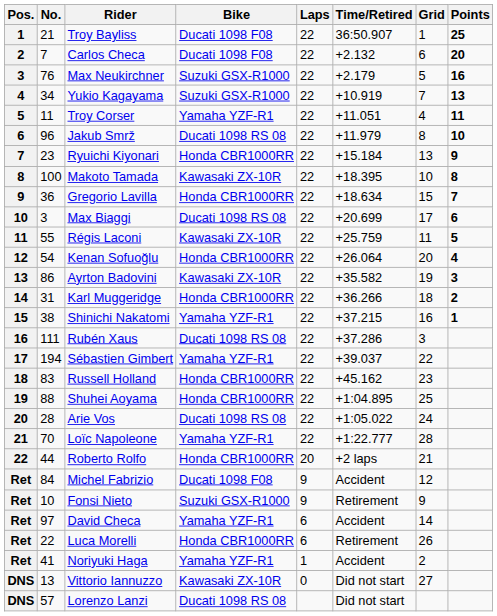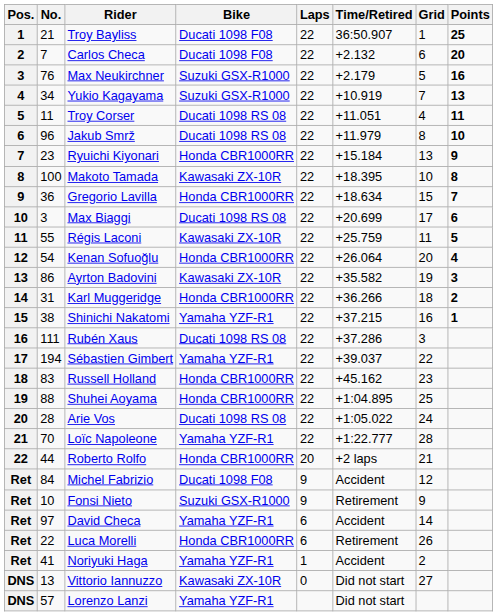(226, 116) Yamaha YZF-R1 -> (233, 116) Ducati 1098 RS 08
(233, 601) Ducati 1098 RS 08 -> (226, 601) Yamaha YZF-R1
